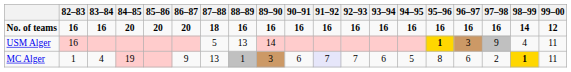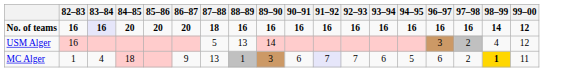- column: (440, 12)
(101, 28) no background -> (101, 28) lavender background
(496, 44) 9 -> (468, 44) 2
(553, 44) 11 -> (525, 44) 12
(130, 59) 19 -> (130, 59) 18
